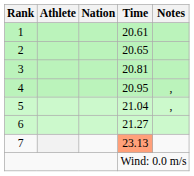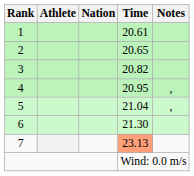(135, 69) 20.81 -> (135, 69) 20.82
(135, 124) 21.27 -> (135, 124) 21.30
